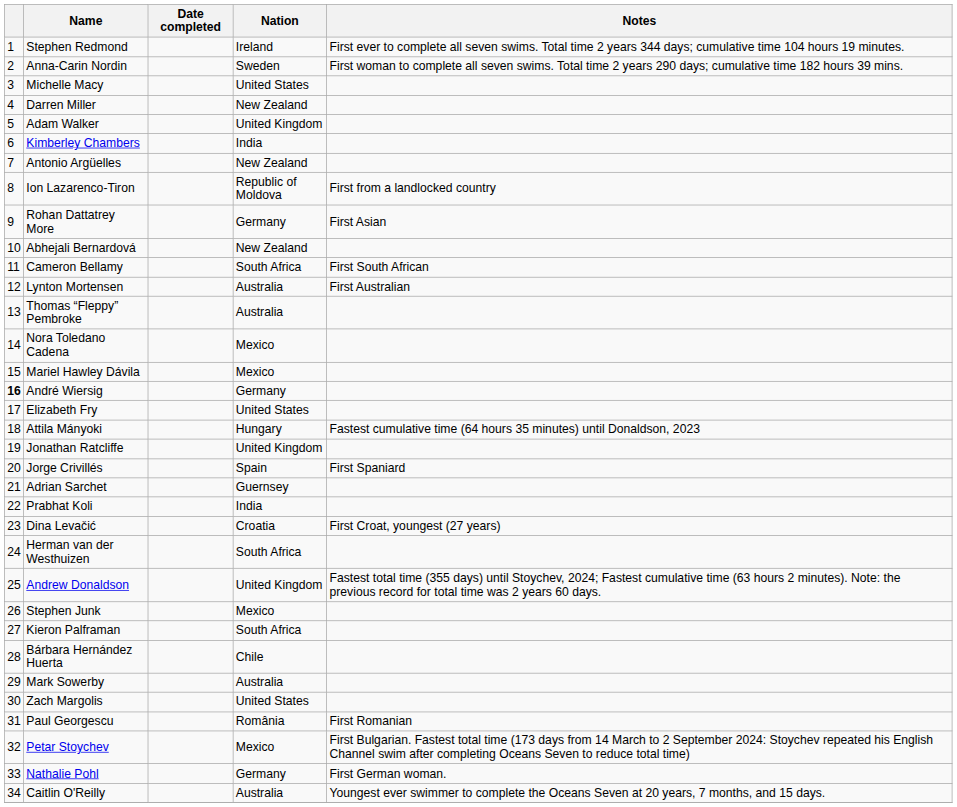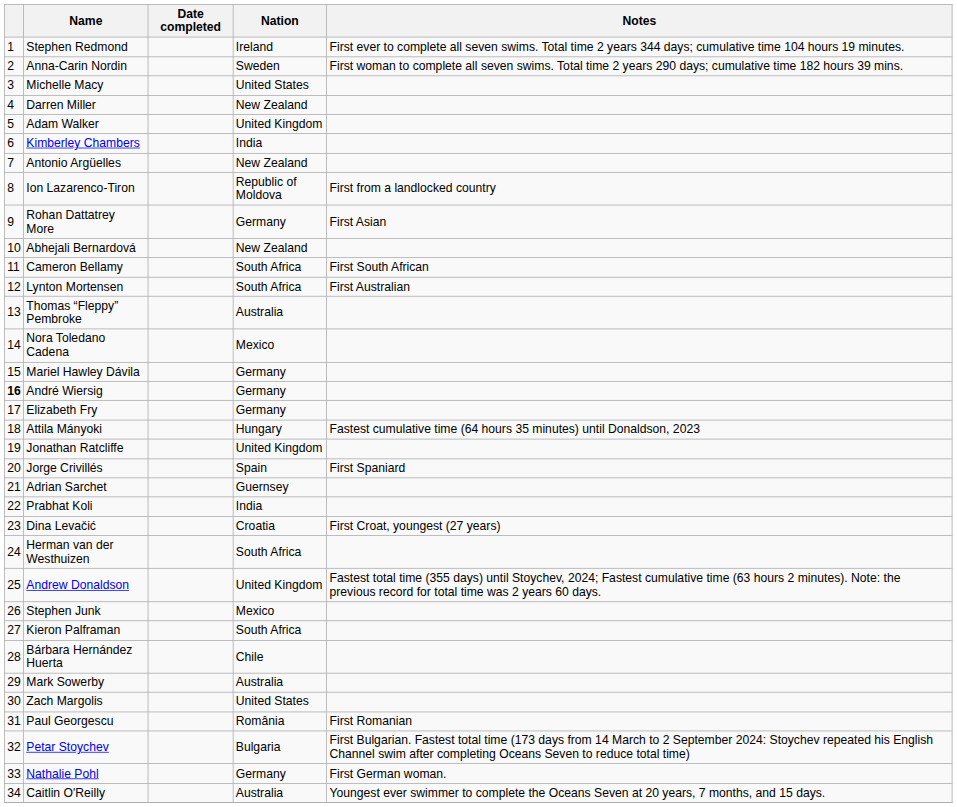(259, 286) Australia -> (269, 286) South Africa
(255, 371) Mexico -> (261, 371) Germany
(272, 410) United States -> (261, 410) Germany
(255, 747) Mexico -> (258, 747) Bulgaria
